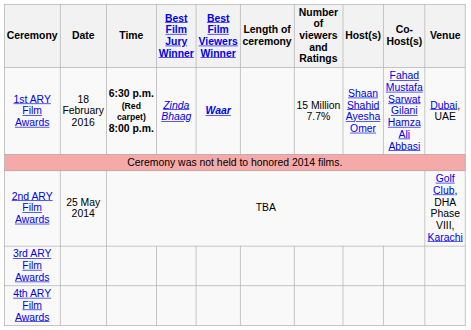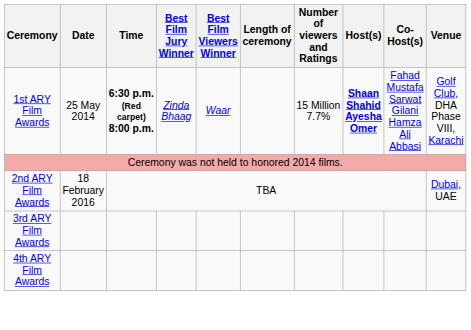(83, 111) 18 February 2016 -> (83, 111) 25 May 2014
(218, 111) bold -> (218, 111) normal
(363, 111) normal -> (363, 111) bold
(445, 111) Dubai, UAE -> (446, 111) Golf Club, DHA Phase VIII, Karachi
(83, 208) 25 May 2014 -> (83, 190) 18 February 2016
(445, 208) Golf Club, DHA Phase VIII, Karachi -> (446, 190) Dubai, UAE
